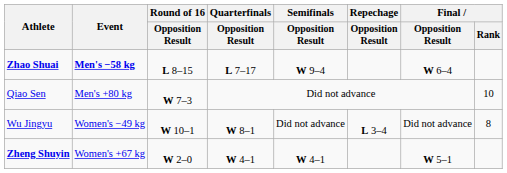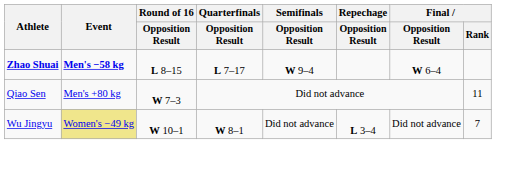(488, 94) 10 -> (477, 94) 11
(110, 124) no background -> (99, 124) khaki background
(488, 124) 8 -> (477, 124) 7
- row: (38, 154)
